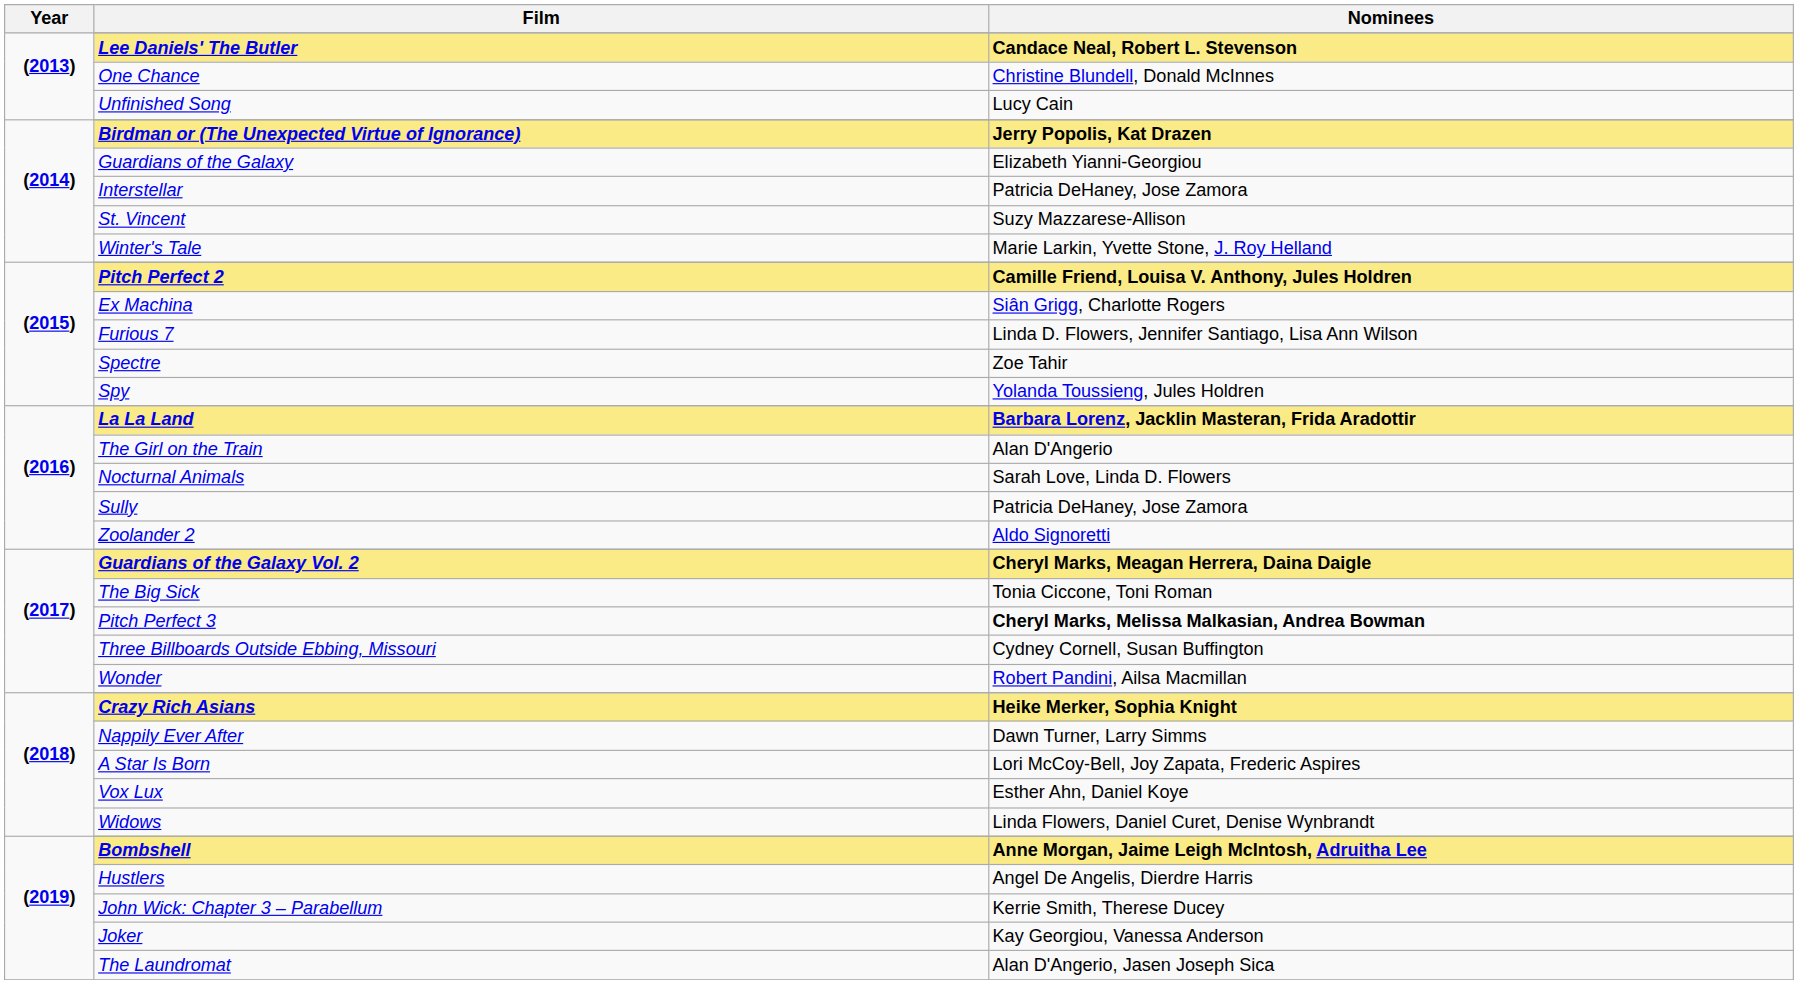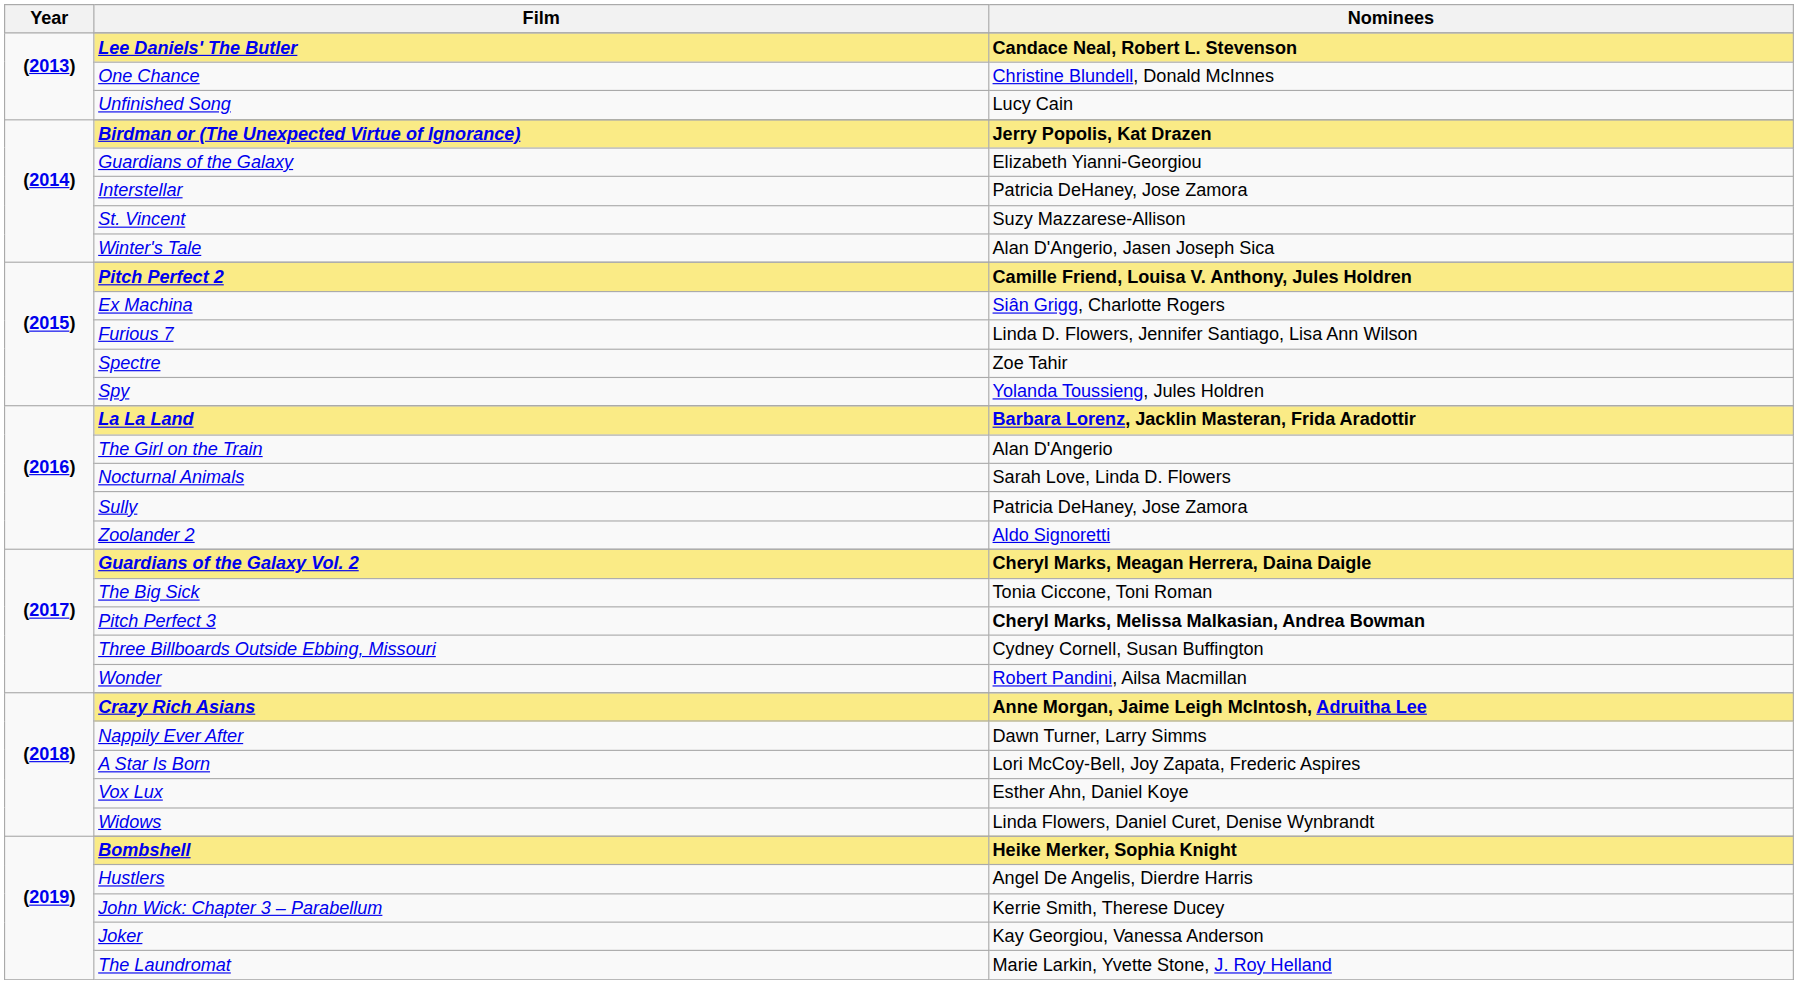(1162, 248) Marie Larkin, Yvette Stone, J. Roy Helland -> (1133, 248) Alan D'Angerio, Jasen Joseph Sica
(1115, 707) Heike Merker, Sophia Knight -> (1210, 707) Anne Morgan, Jaime Leigh McIntosh, Adruitha Lee
(1210, 850) Anne Morgan, Jaime Leigh McIntosh, Adruitha Lee -> (1115, 850) Heike Merker, Sophia Knight
(1133, 965) Alan D'Angerio, Jasen Joseph Sica -> (1162, 965) Marie Larkin, Yvette Stone, J. Roy Helland
